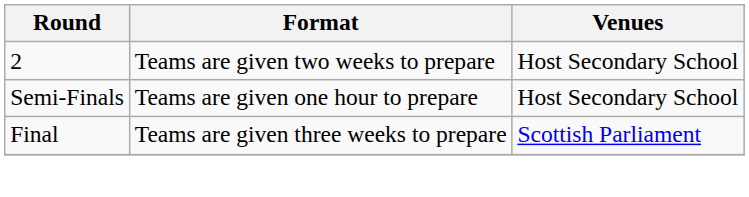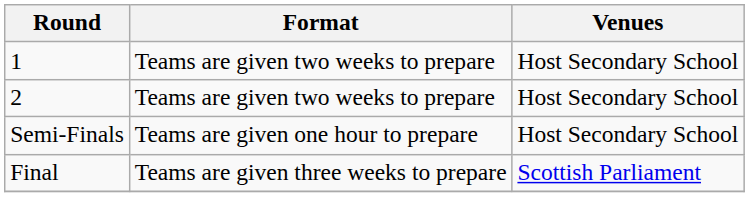+ row: (16, 60)
